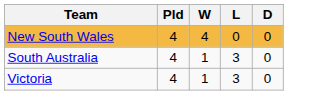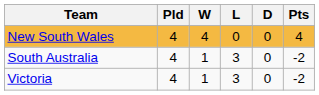+ column: (299, 15)
